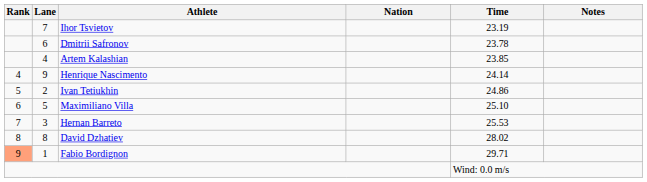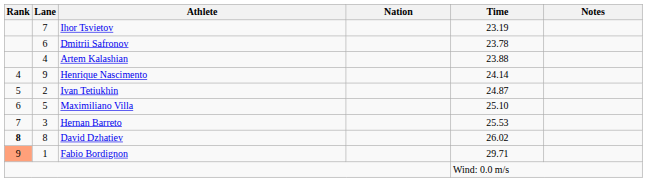(497, 59) 23.85 -> (497, 59) 23.88
(497, 91) 24.86 -> (497, 91) 24.87
(18, 138) normal -> (18, 138) bold
(497, 138) 28.02 -> (497, 138) 26.02
